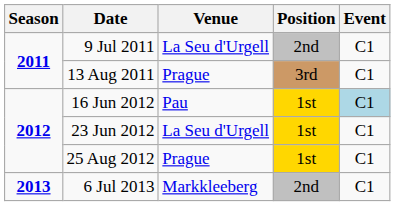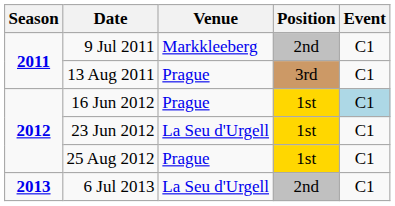(216, 46) La Seu d'Urgell -> (210, 46) Markkleeberg
(175, 102) Pau -> (186, 102) Prague
(210, 187) Markkleeberg -> (216, 187) La Seu d'Urgell
